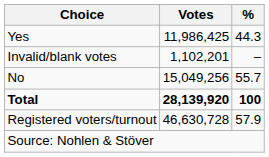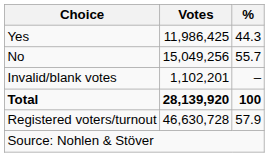rows swapped: (16, 78) <-> (62, 57)
